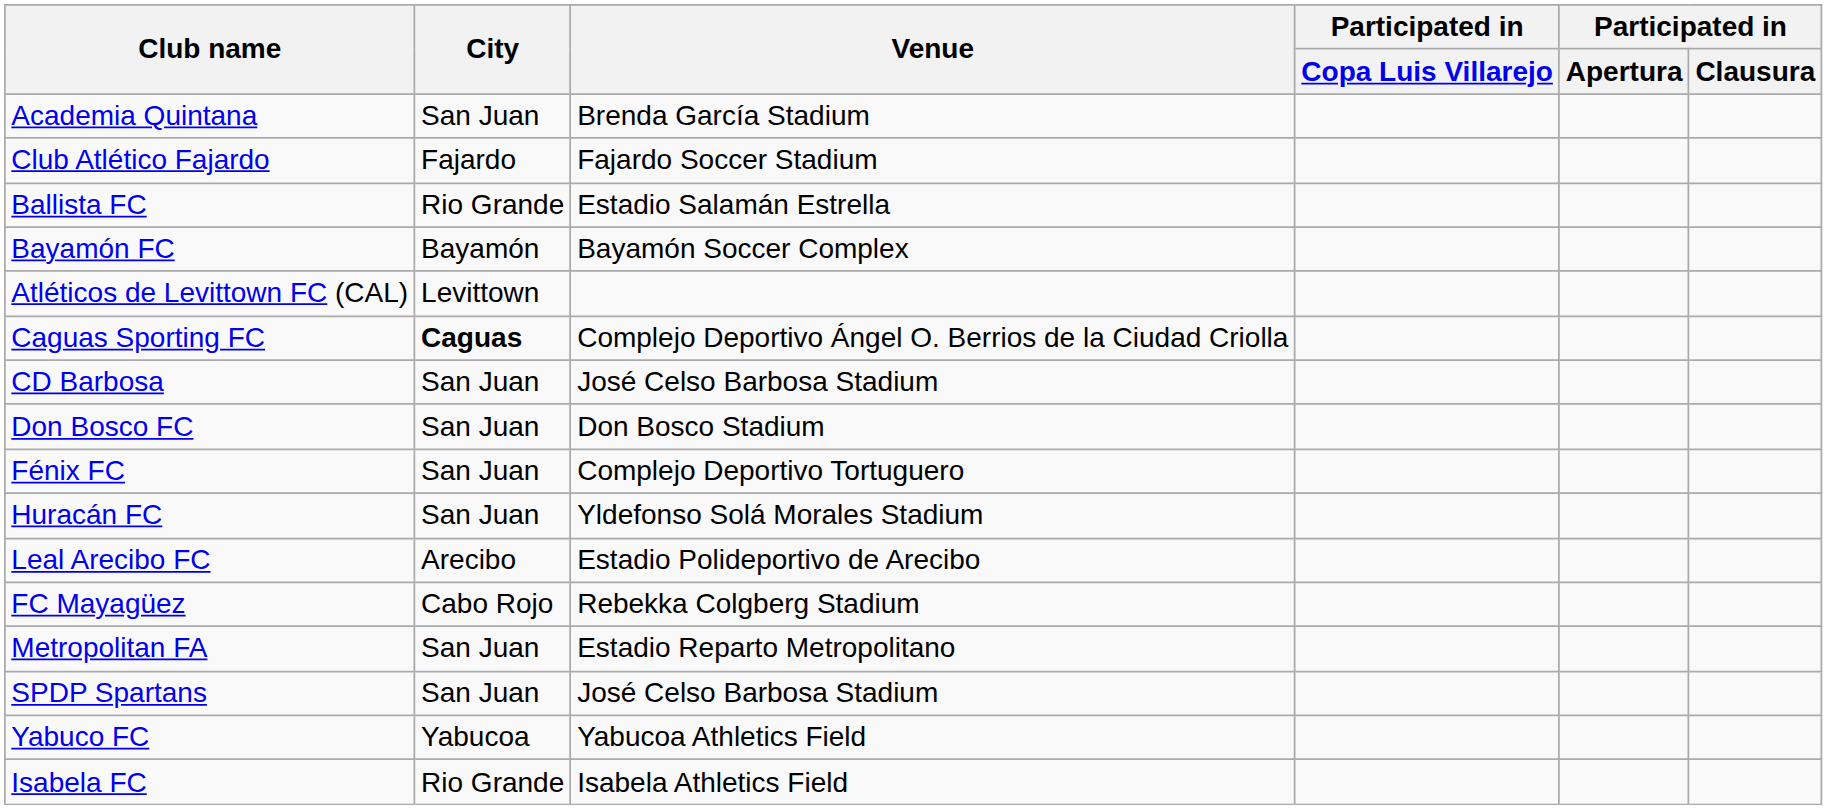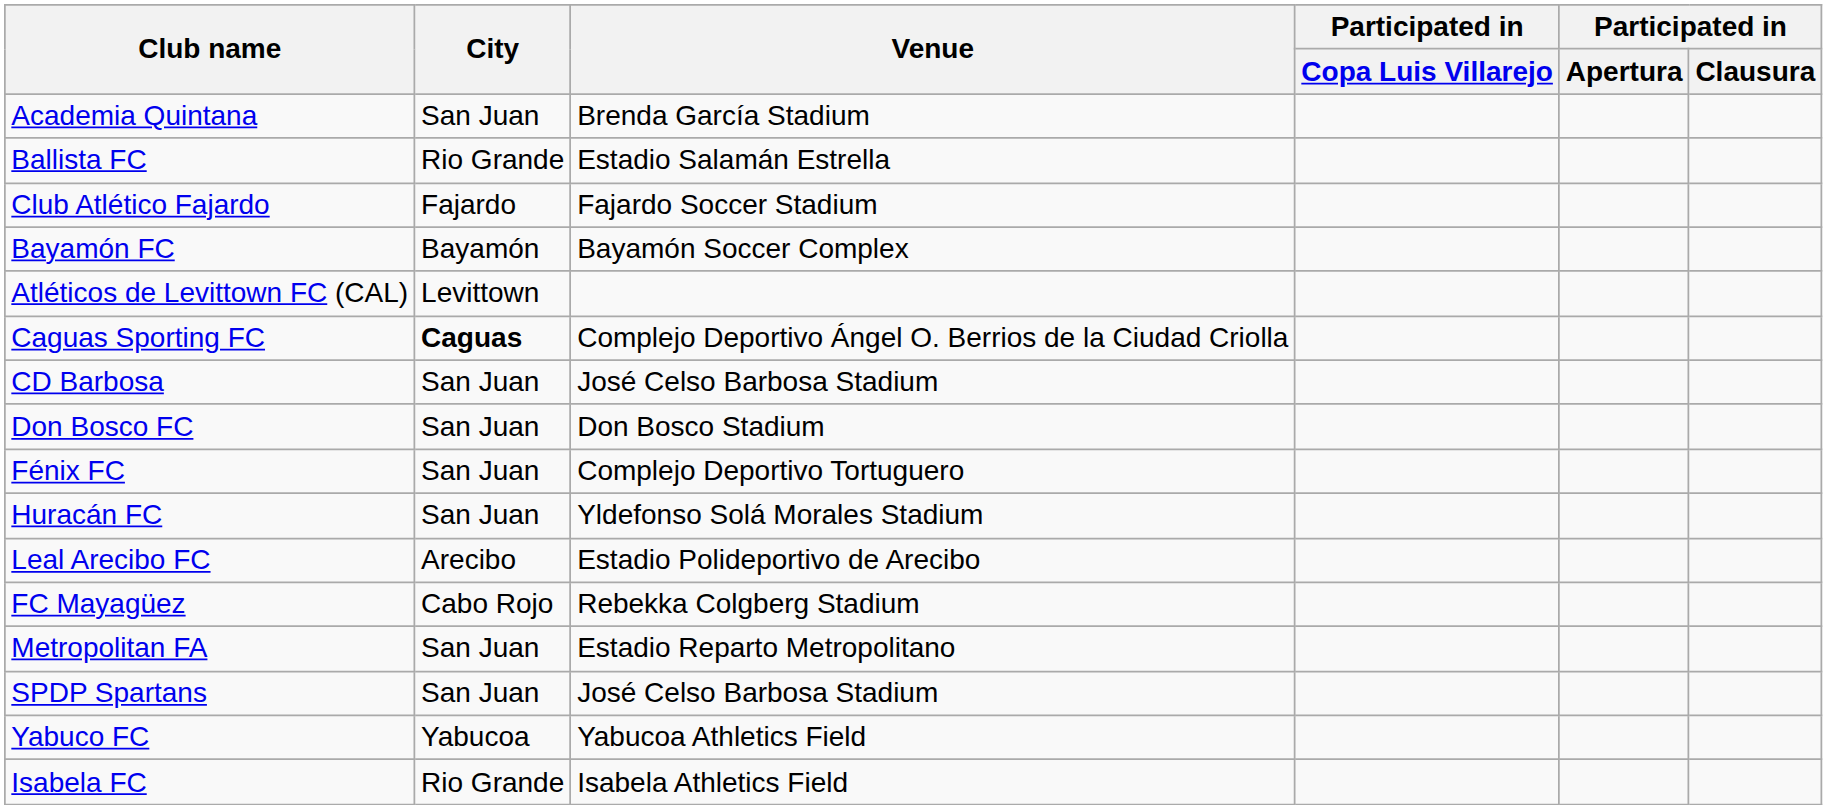rows swapped: (141, 159) <-> (79, 204)
